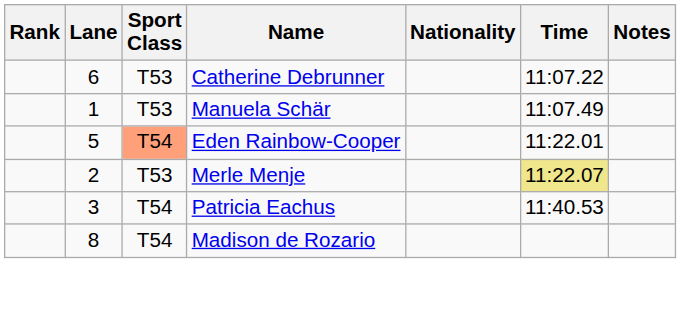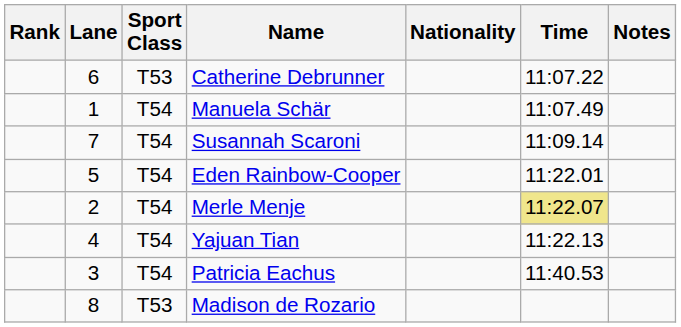(155, 109) T53 -> (155, 109) T54
+ row: (276, 142)
(155, 142) lightsalmon background -> (155, 175) no background
(155, 175) T53 -> (155, 207) T54
+ row: (245, 240)
(155, 240) T54 -> (155, 305) T53
